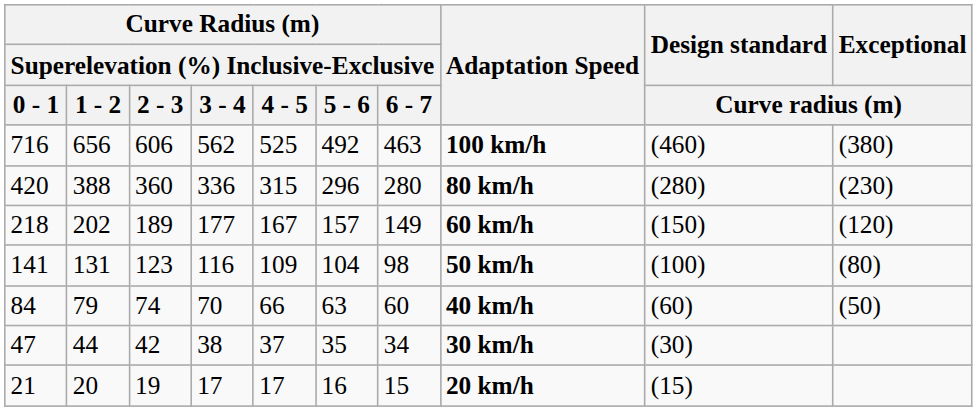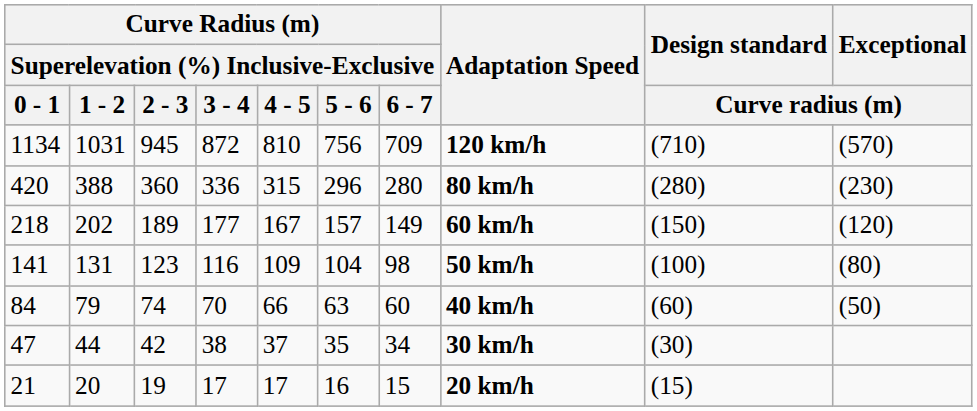+ row: (35, 144)
- row: (30, 144)
